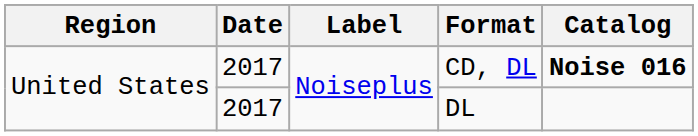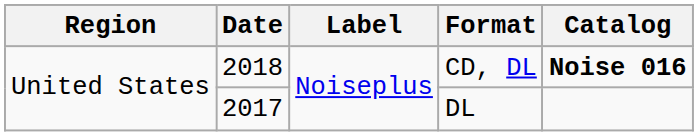(253, 67) 2017 -> (253, 67) 2018
